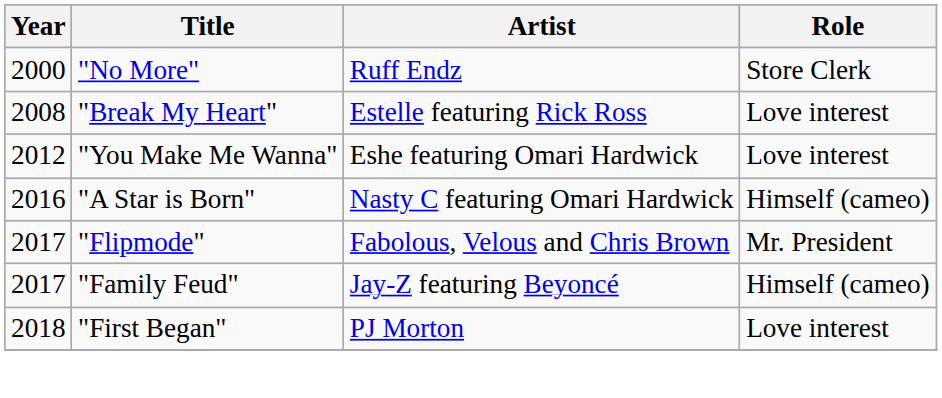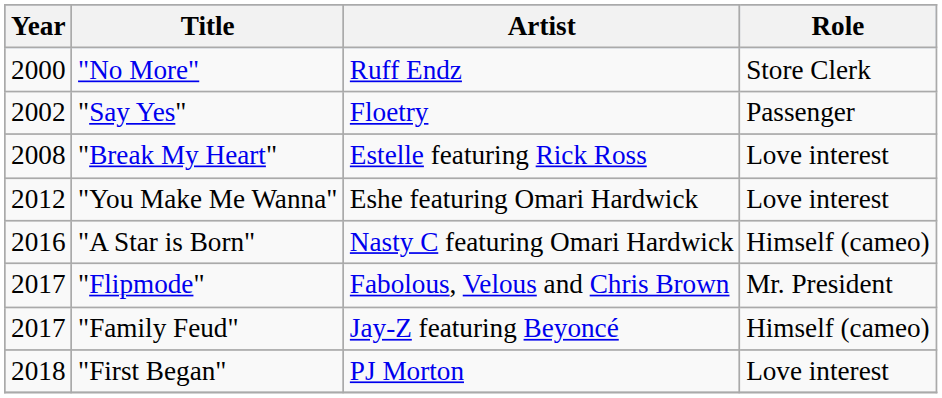+ row: (132, 112)
